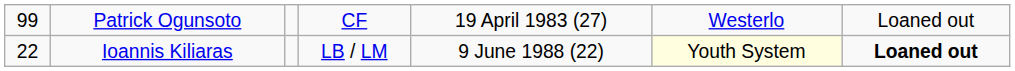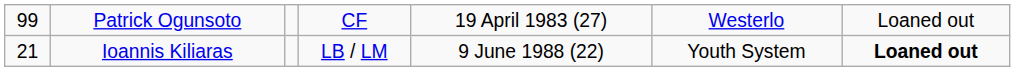(27, 51) 22 -> (27, 51) 21
(746, 51) lightyellow background -> (746, 51) no background
